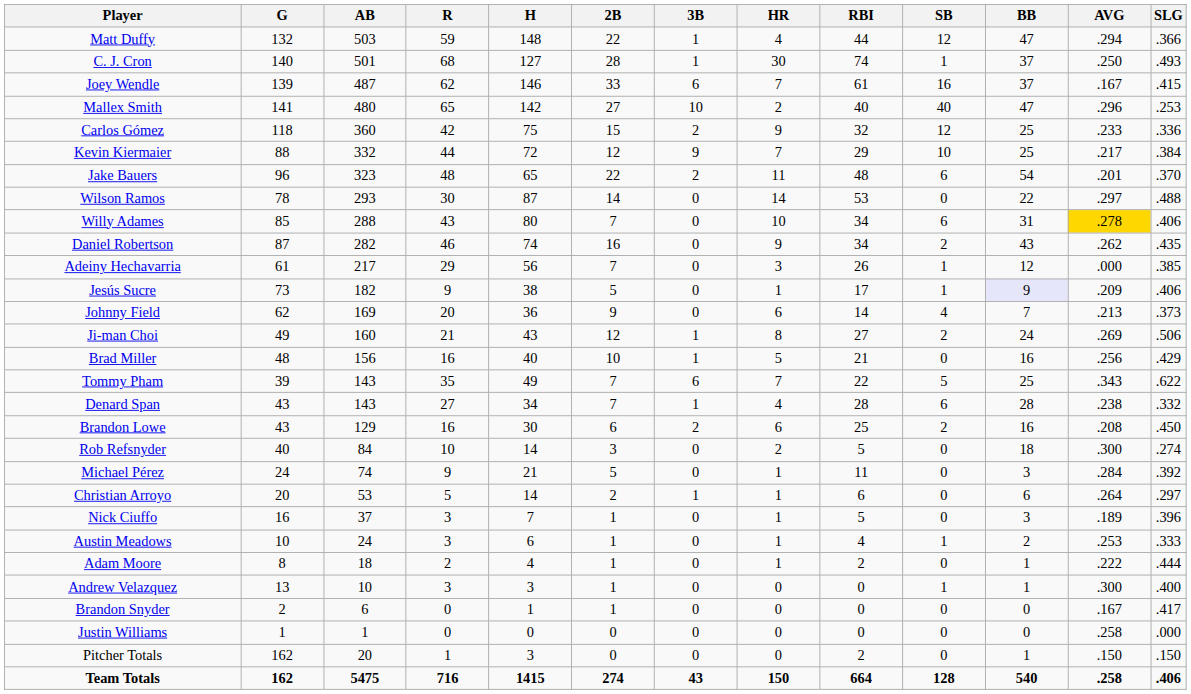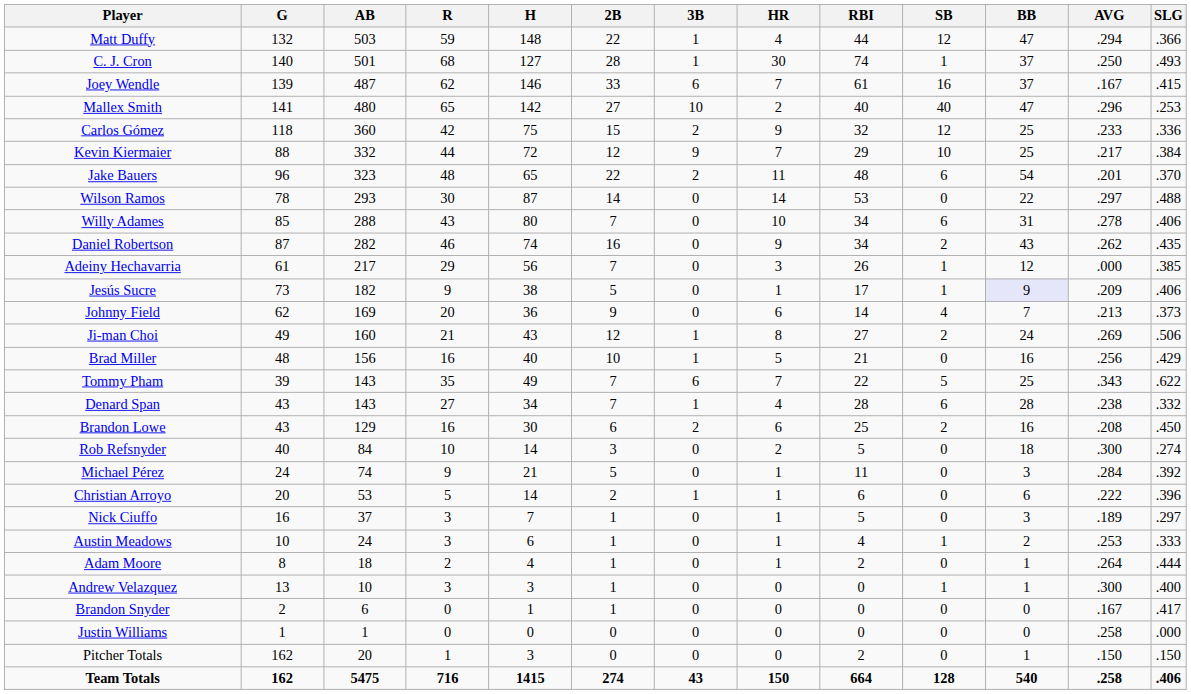(1109, 221) gold background -> (1109, 221) no background
(1109, 495) .264 -> (1109, 495) .222
(1168, 495) .297 -> (1168, 495) .396
(1168, 518) .396 -> (1168, 518) .297
(1109, 564) .222 -> (1109, 564) .264
